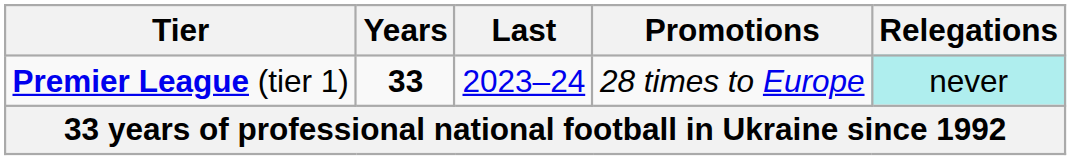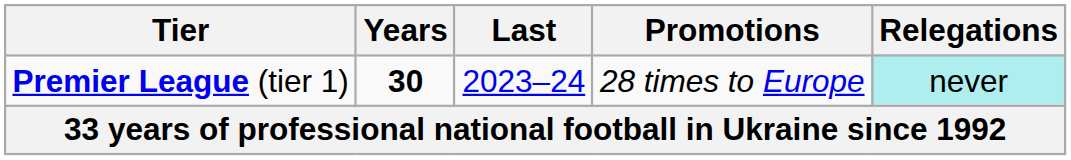(406, 80) 33 -> (406, 80) 30
